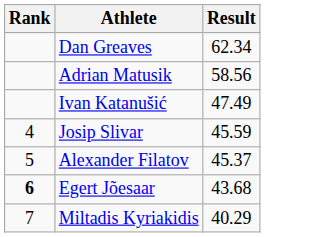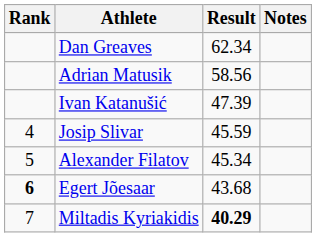+ column: (285, 18)
(231, 103) 47.49 -> (231, 103) 47.39
(231, 160) 45.37 -> (231, 160) 45.34
(231, 217) normal -> (231, 217) bold
